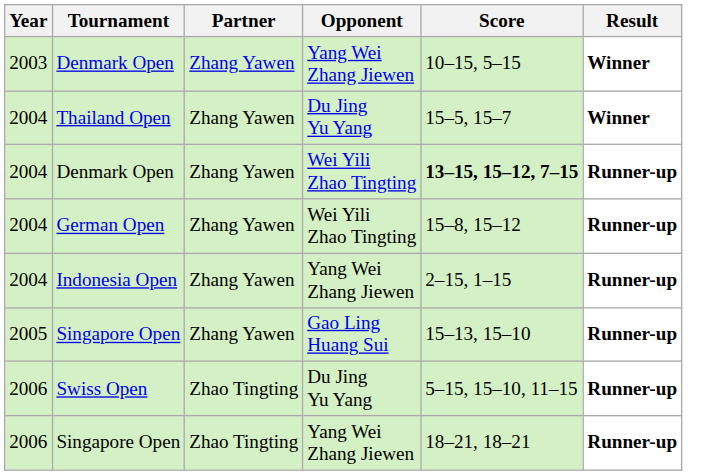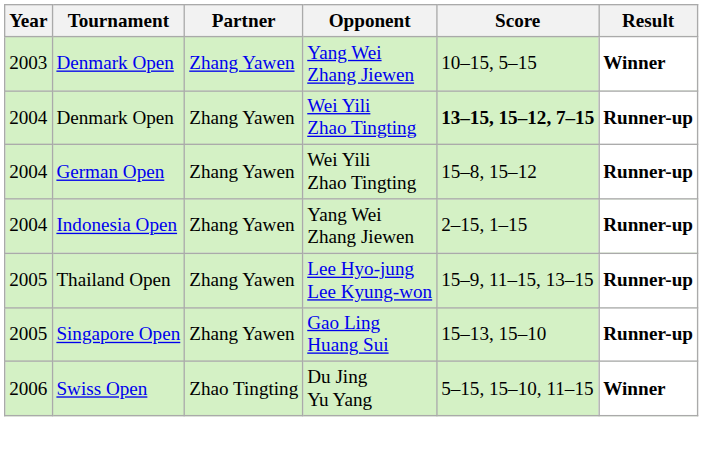- row: (114, 117)
+ row: (114, 280)
(632, 388) Runner-up -> (634, 388) Winner
- row: (118, 442)
